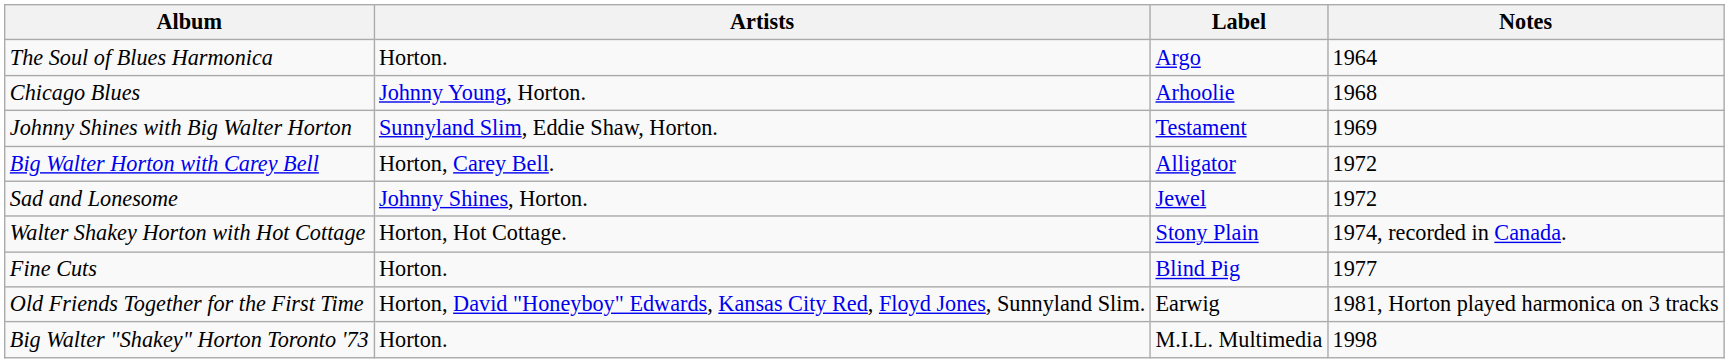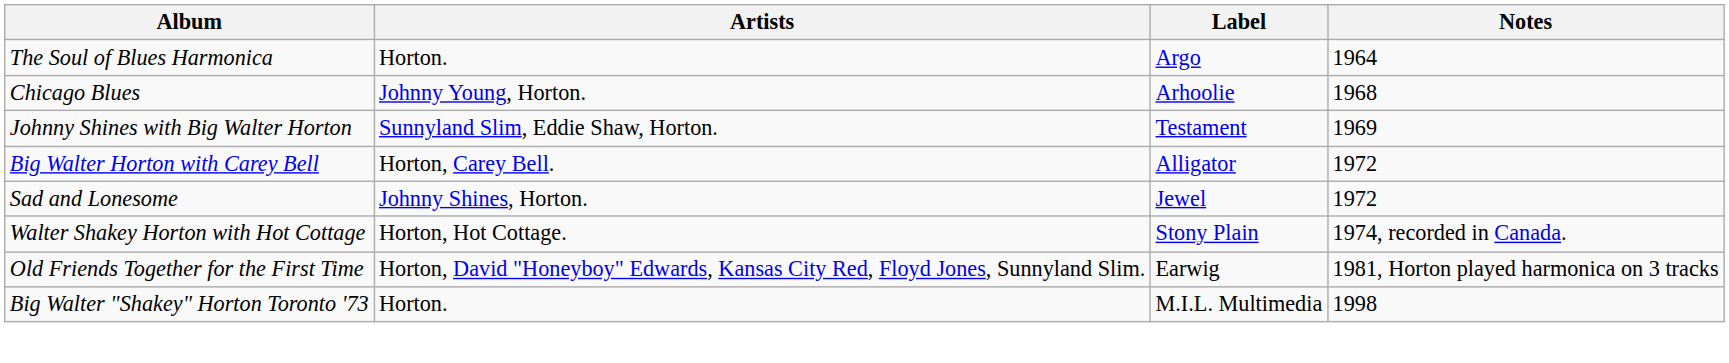- row: (53, 269)
